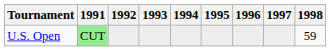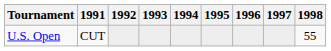(93, 35) lightgreen background -> (93, 35) no background
(310, 35) 59 -> (310, 35) 55
